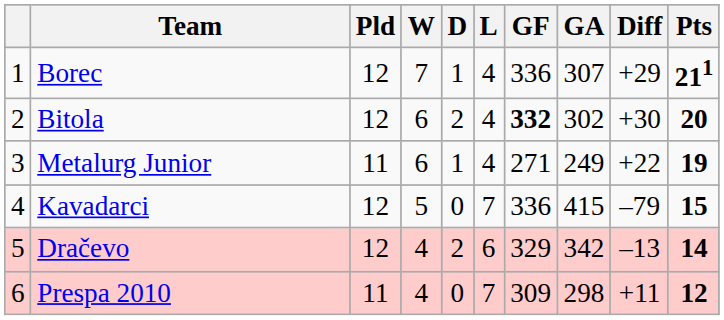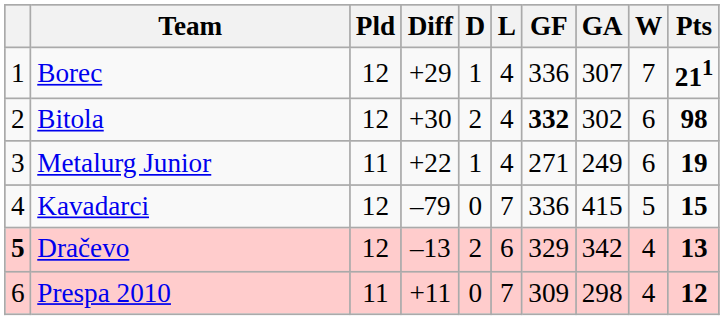columns swapped: (421, 26) <-> (640, 26)
(694, 119) 20 -> (694, 119) 98
(18, 249) normal -> (18, 249) bold
(694, 249) 14 -> (694, 249) 13
